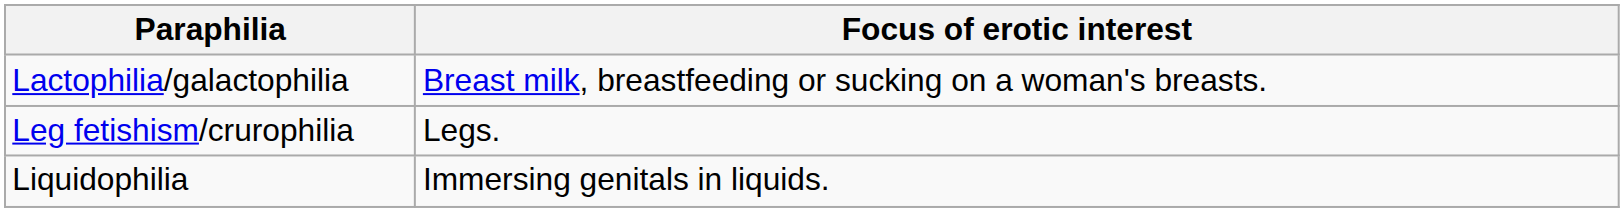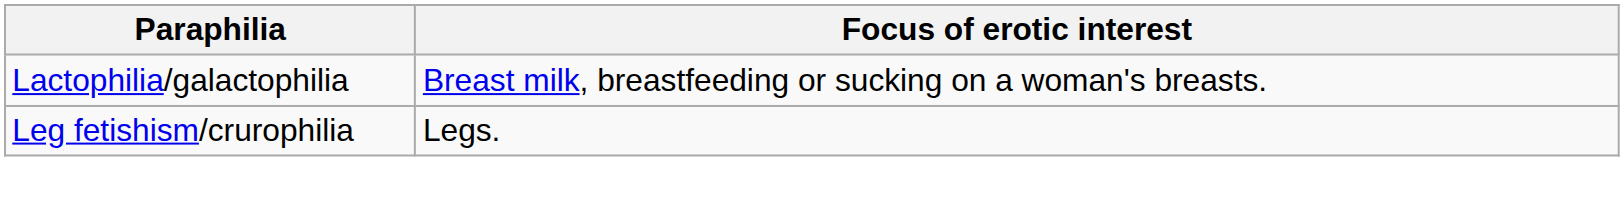- row: (100, 180)
